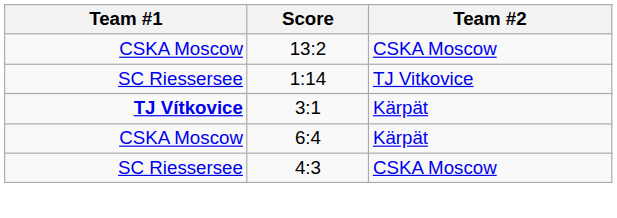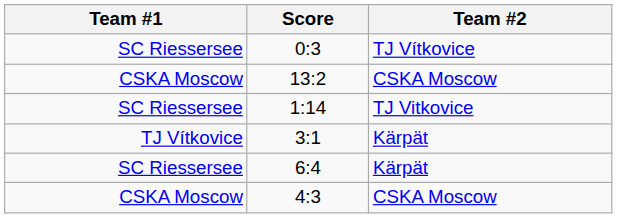+ row: (308, 49)
(188, 108) bold -> (192, 138) normal
(181, 138) CSKA Moscow -> (181, 167) SC Riessersee
(181, 167) SC Riessersee -> (181, 197) CSKA Moscow
